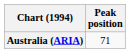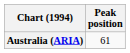(105, 40) 71 -> (105, 40) 61
